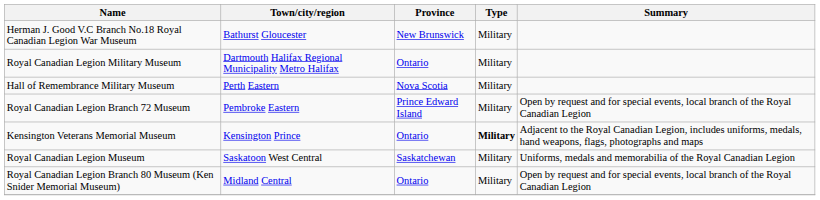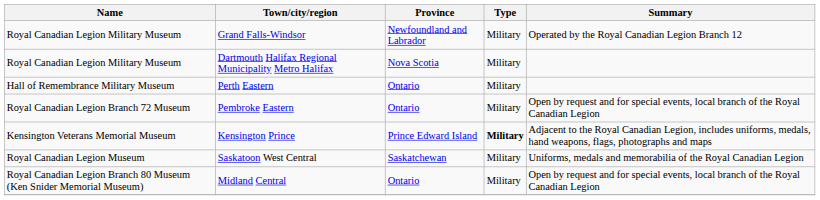- row: (265, 35)
+ row: (262, 35)
(412, 63) Ontario -> (413, 63) Nova Scotia
(422, 85) Nova Scotia -> (404, 85) Ontario
(427, 107) Prince Edward Island -> (404, 107) Ontario
(412, 136) Ontario -> (432, 136) Prince Edward Island
